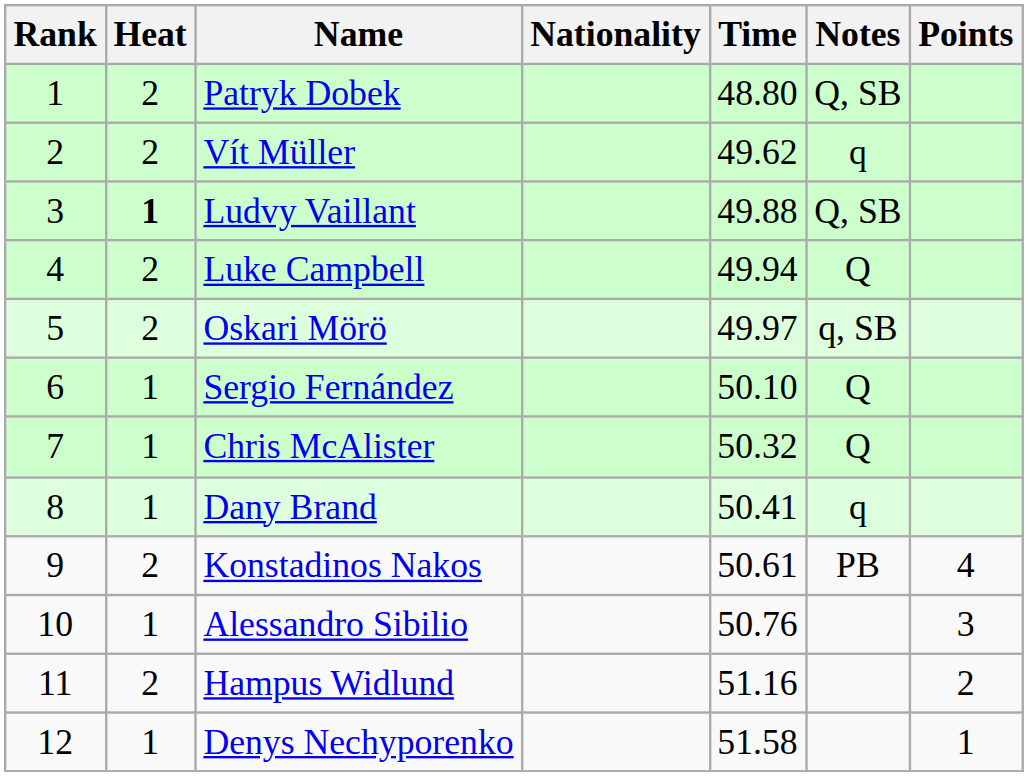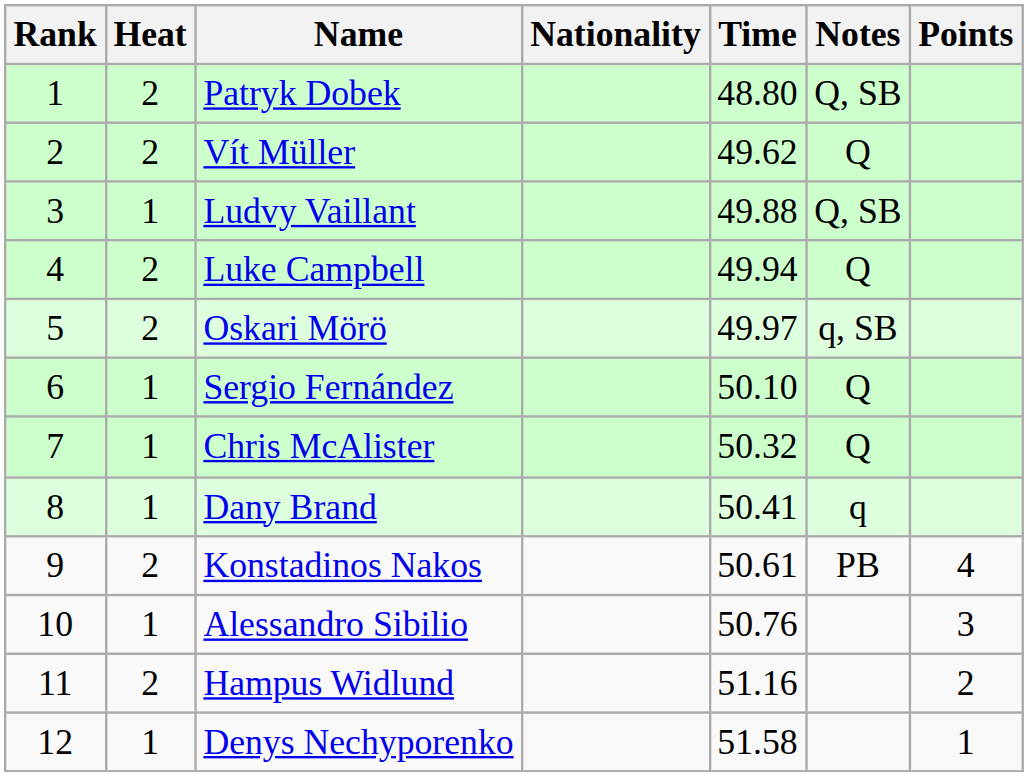(858, 151) q -> (858, 151) Q
(150, 210) bold -> (150, 210) normal
